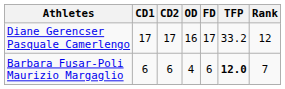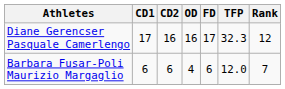(170, 38) 17 -> (170, 38) 16
(234, 38) 33.2 -> (234, 38) 32.3
(234, 69) bold -> (234, 69) normal
